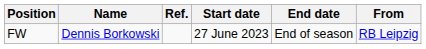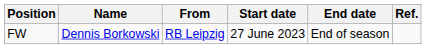columns swapped: (389, 14) <-> (177, 14)
